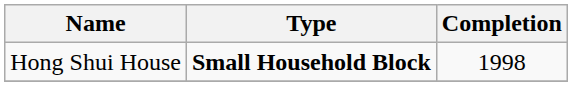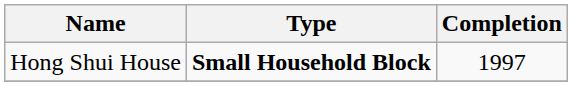(502, 61) 1998 -> (502, 61) 1997
